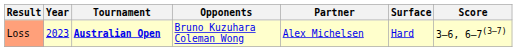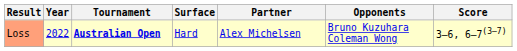columns swapped: (411, 12) <-> (226, 12)
(58, 33) 2023 -> (58, 33) 2022
